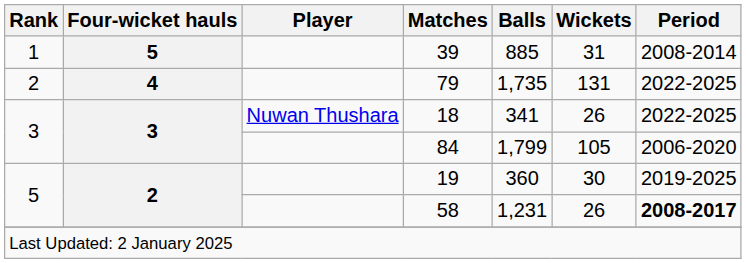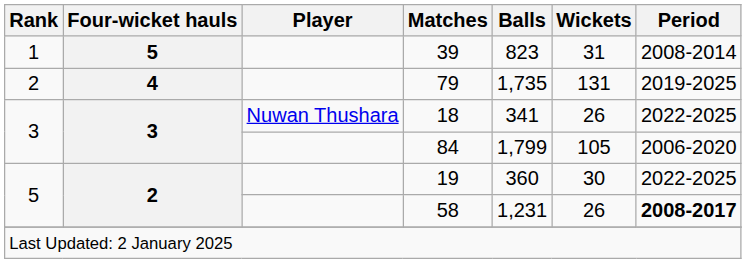(522, 52) 885 -> (522, 52) 823
(689, 83) 2022-2025 -> (689, 83) 2019-2025
(689, 178) 2019-2025 -> (689, 178) 2022-2025
